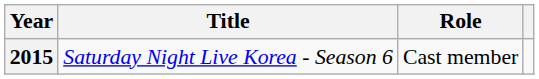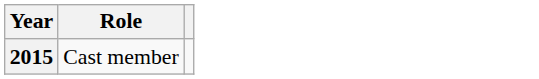- column: (228, 21)
